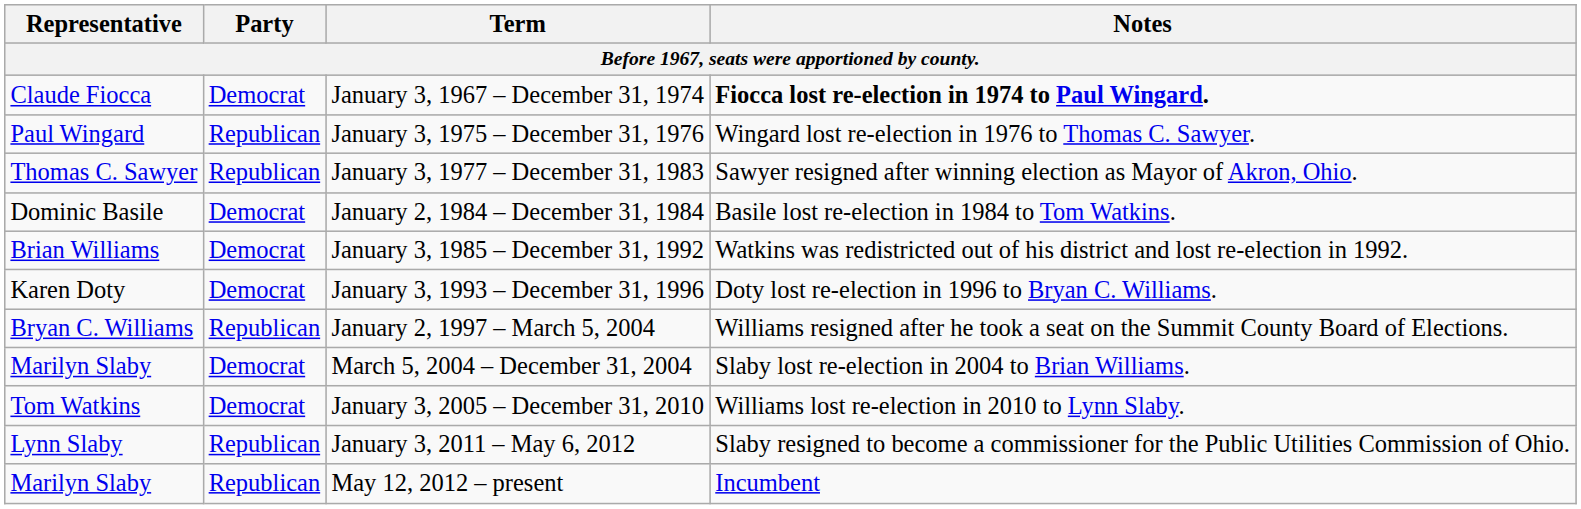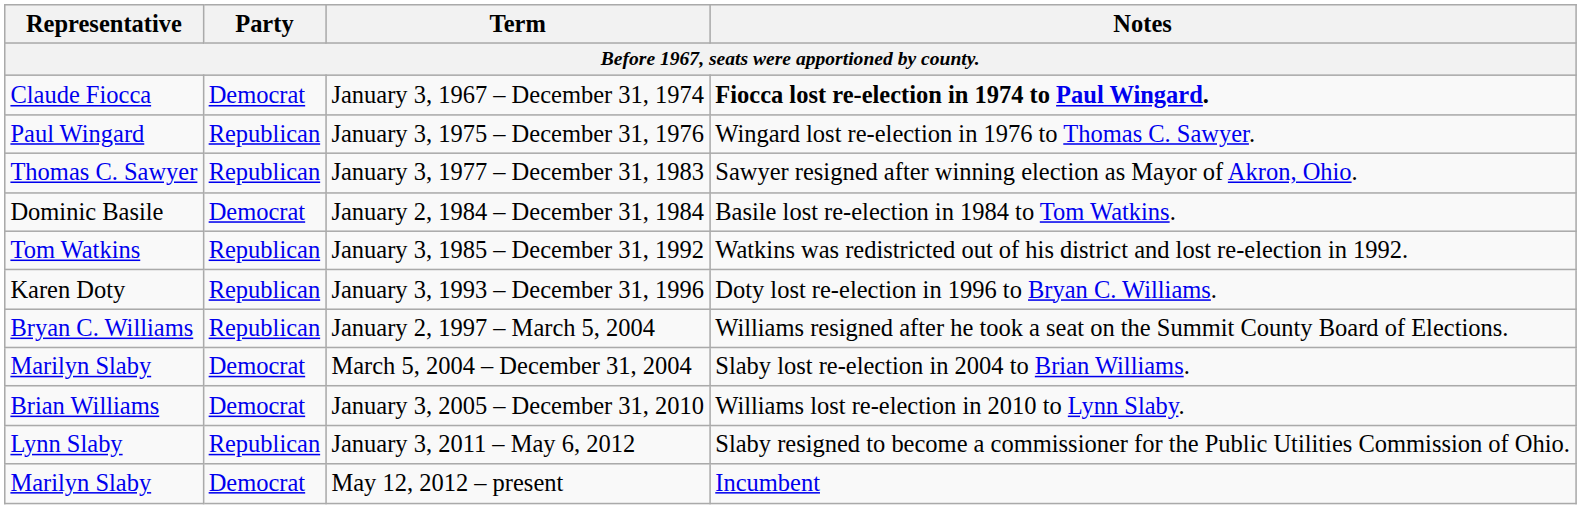(85, 250) Brian Williams -> (75, 250) Tom Watkins
(257, 250) Democrat -> (264, 250) Republican
(257, 289) Democrat -> (264, 289) Republican
(75, 405) Tom Watkins -> (85, 405) Brian Williams
(264, 483) Republican -> (257, 483) Democrat
